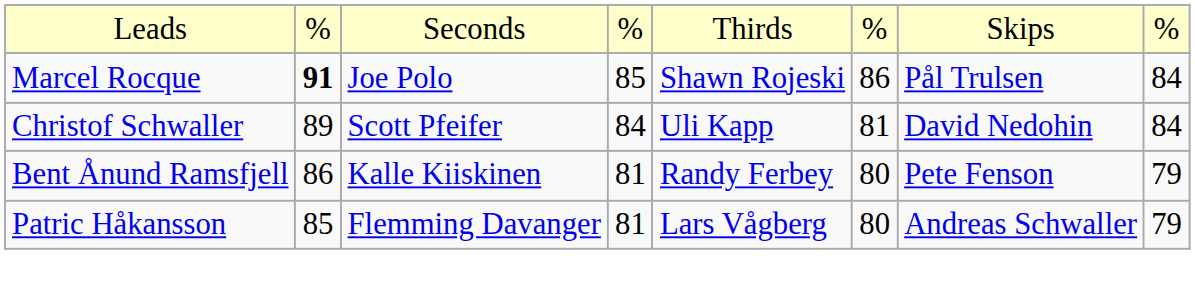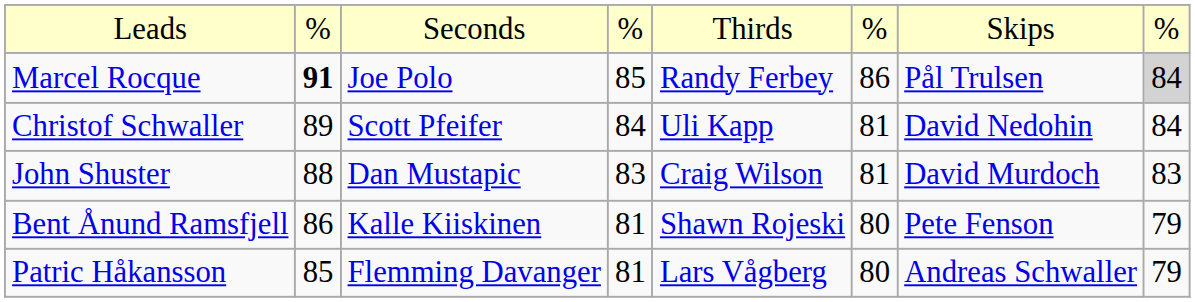(753, 77) Shawn Rojeski -> (747, 77) Randy Ferbey
(1167, 77) no background -> (1167, 77) lightgrey background
+ row: (91, 175)
(747, 175) Randy Ferbey -> (753, 223) Shawn Rojeski
